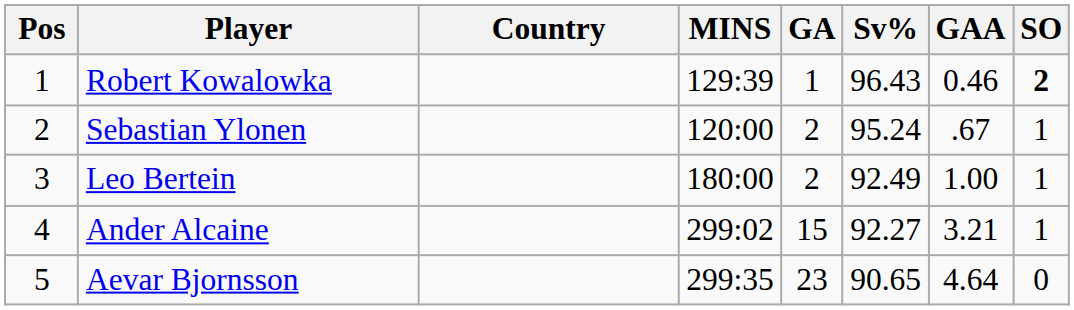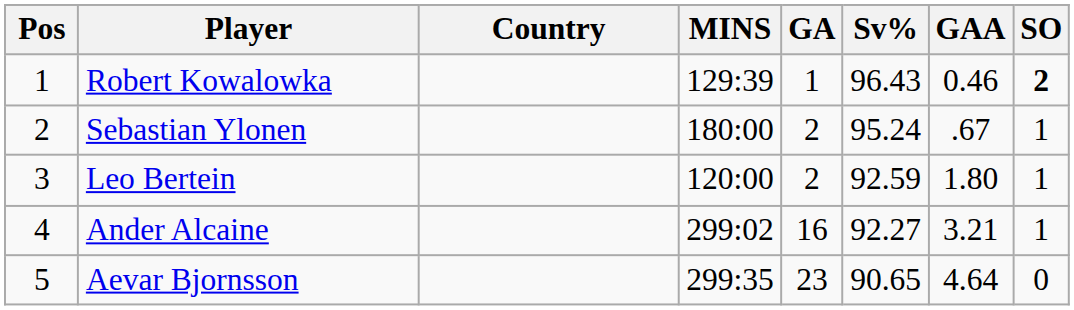(730, 129) 120:00 -> (730, 129) 180:00
(730, 179) 180:00 -> (730, 179) 120:00
(886, 179) 92.49 -> (886, 179) 92.59
(971, 179) 1.00 -> (971, 179) 1.80
(812, 229) 15 -> (812, 229) 16
